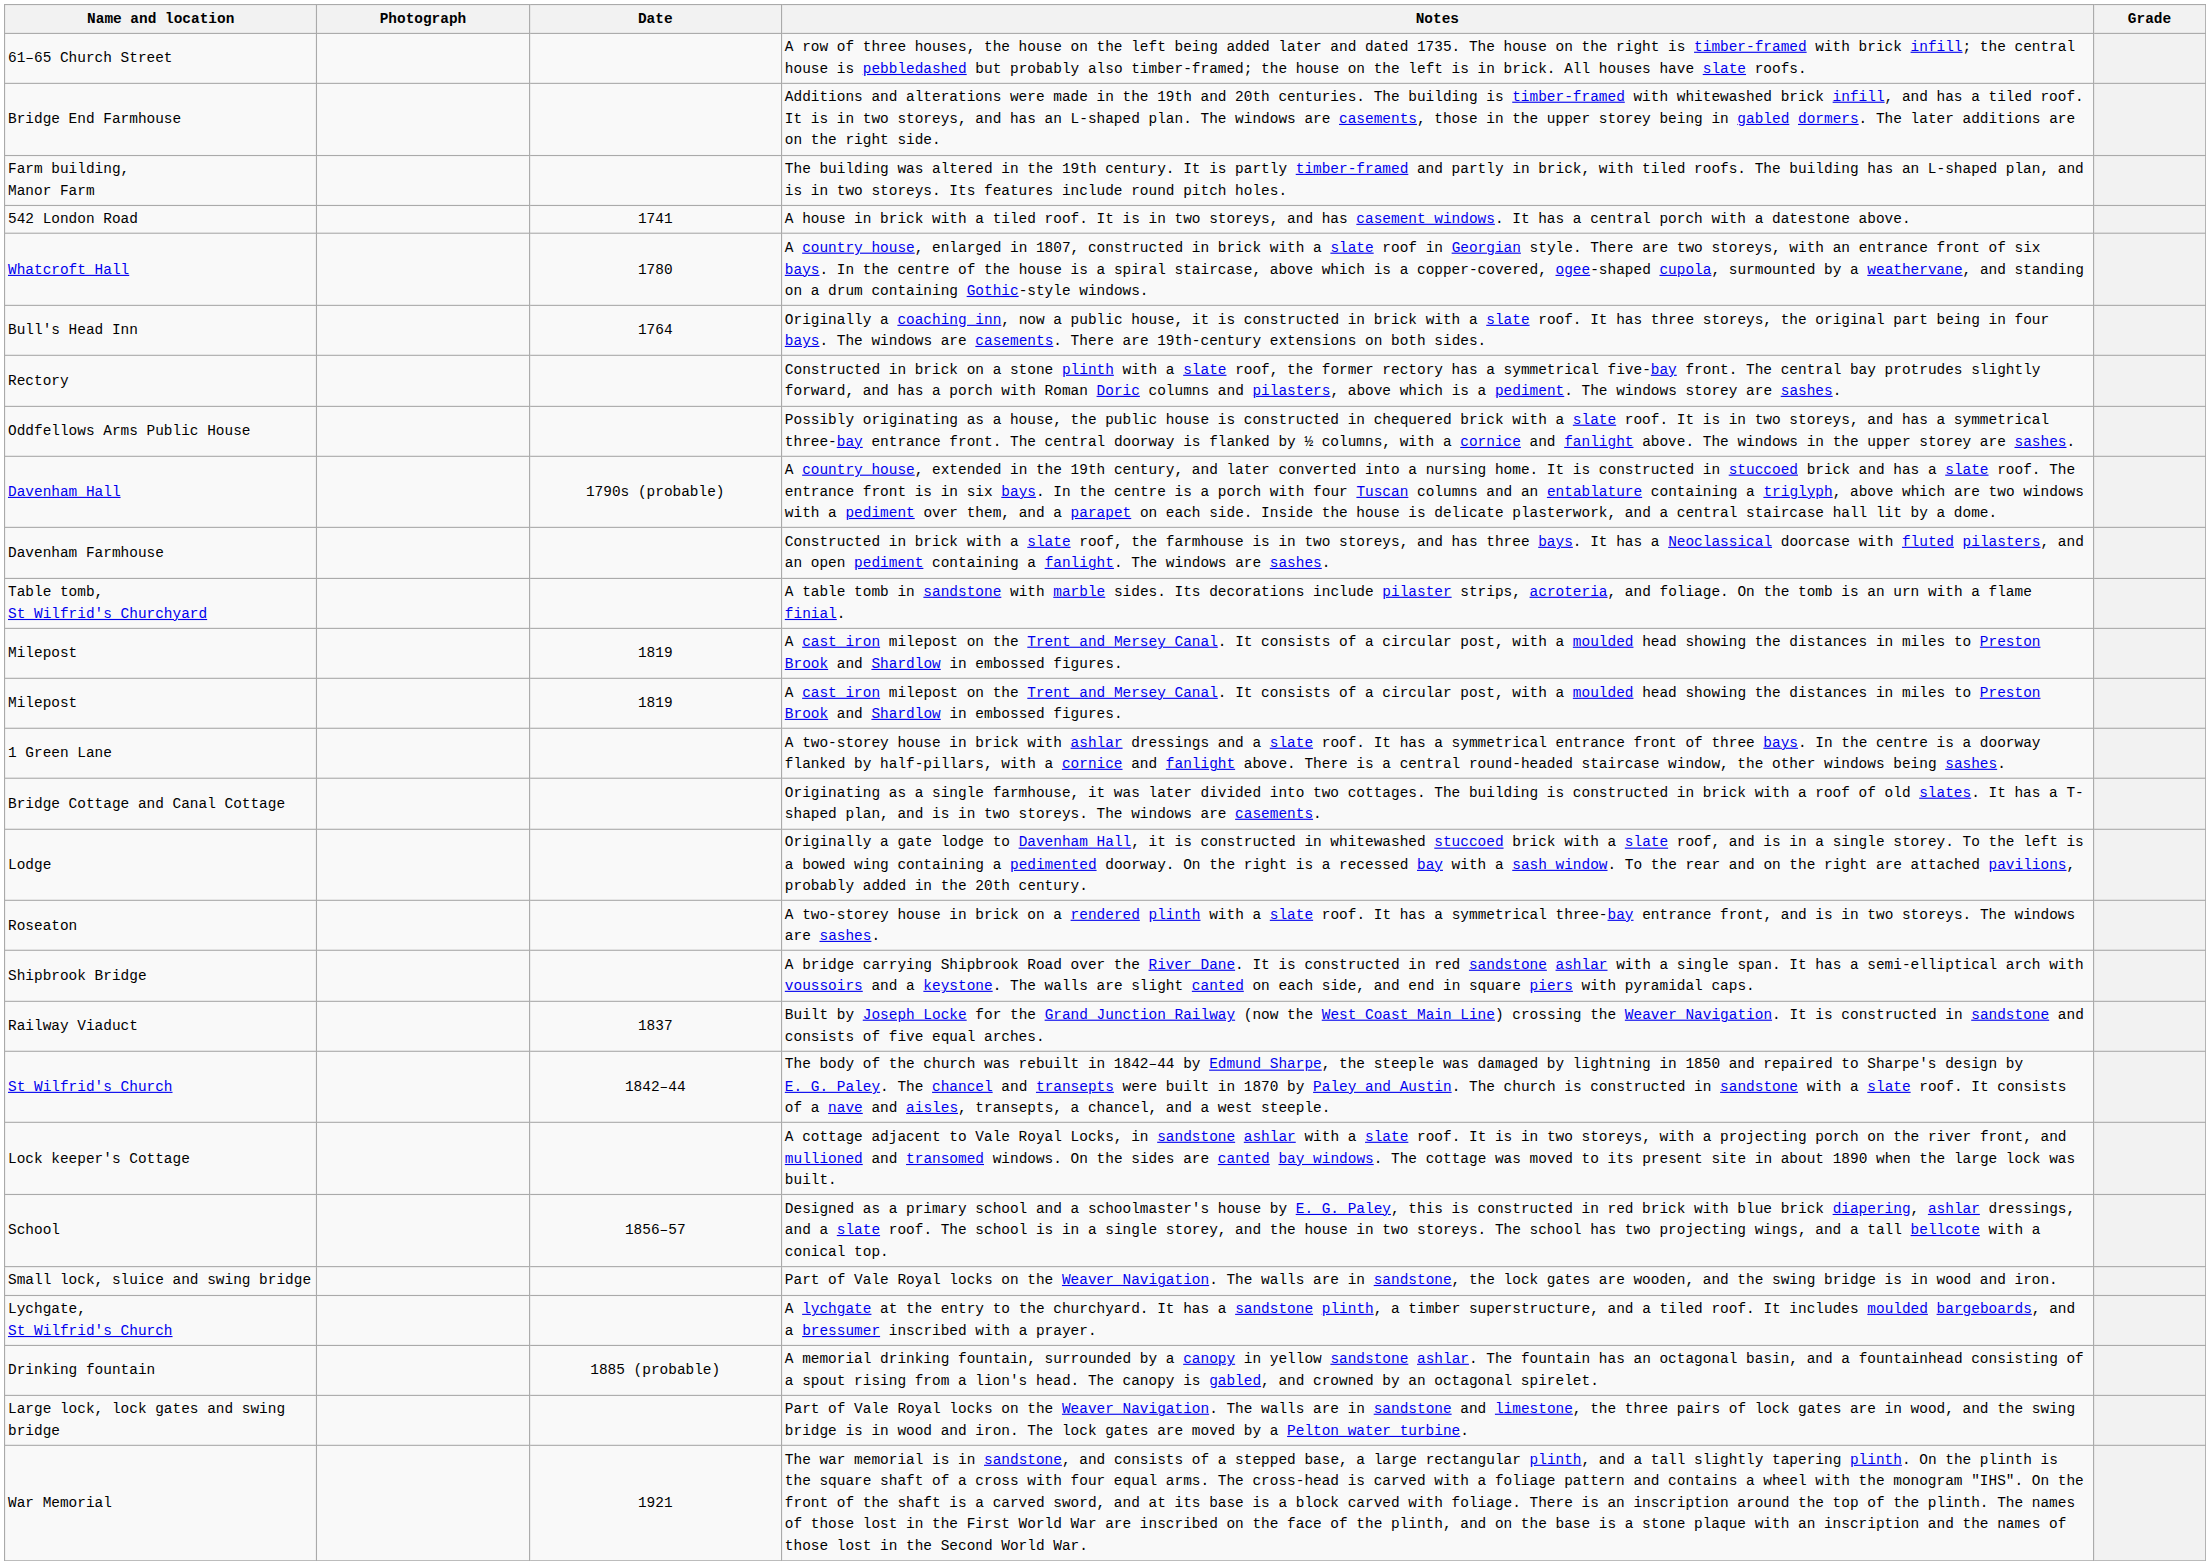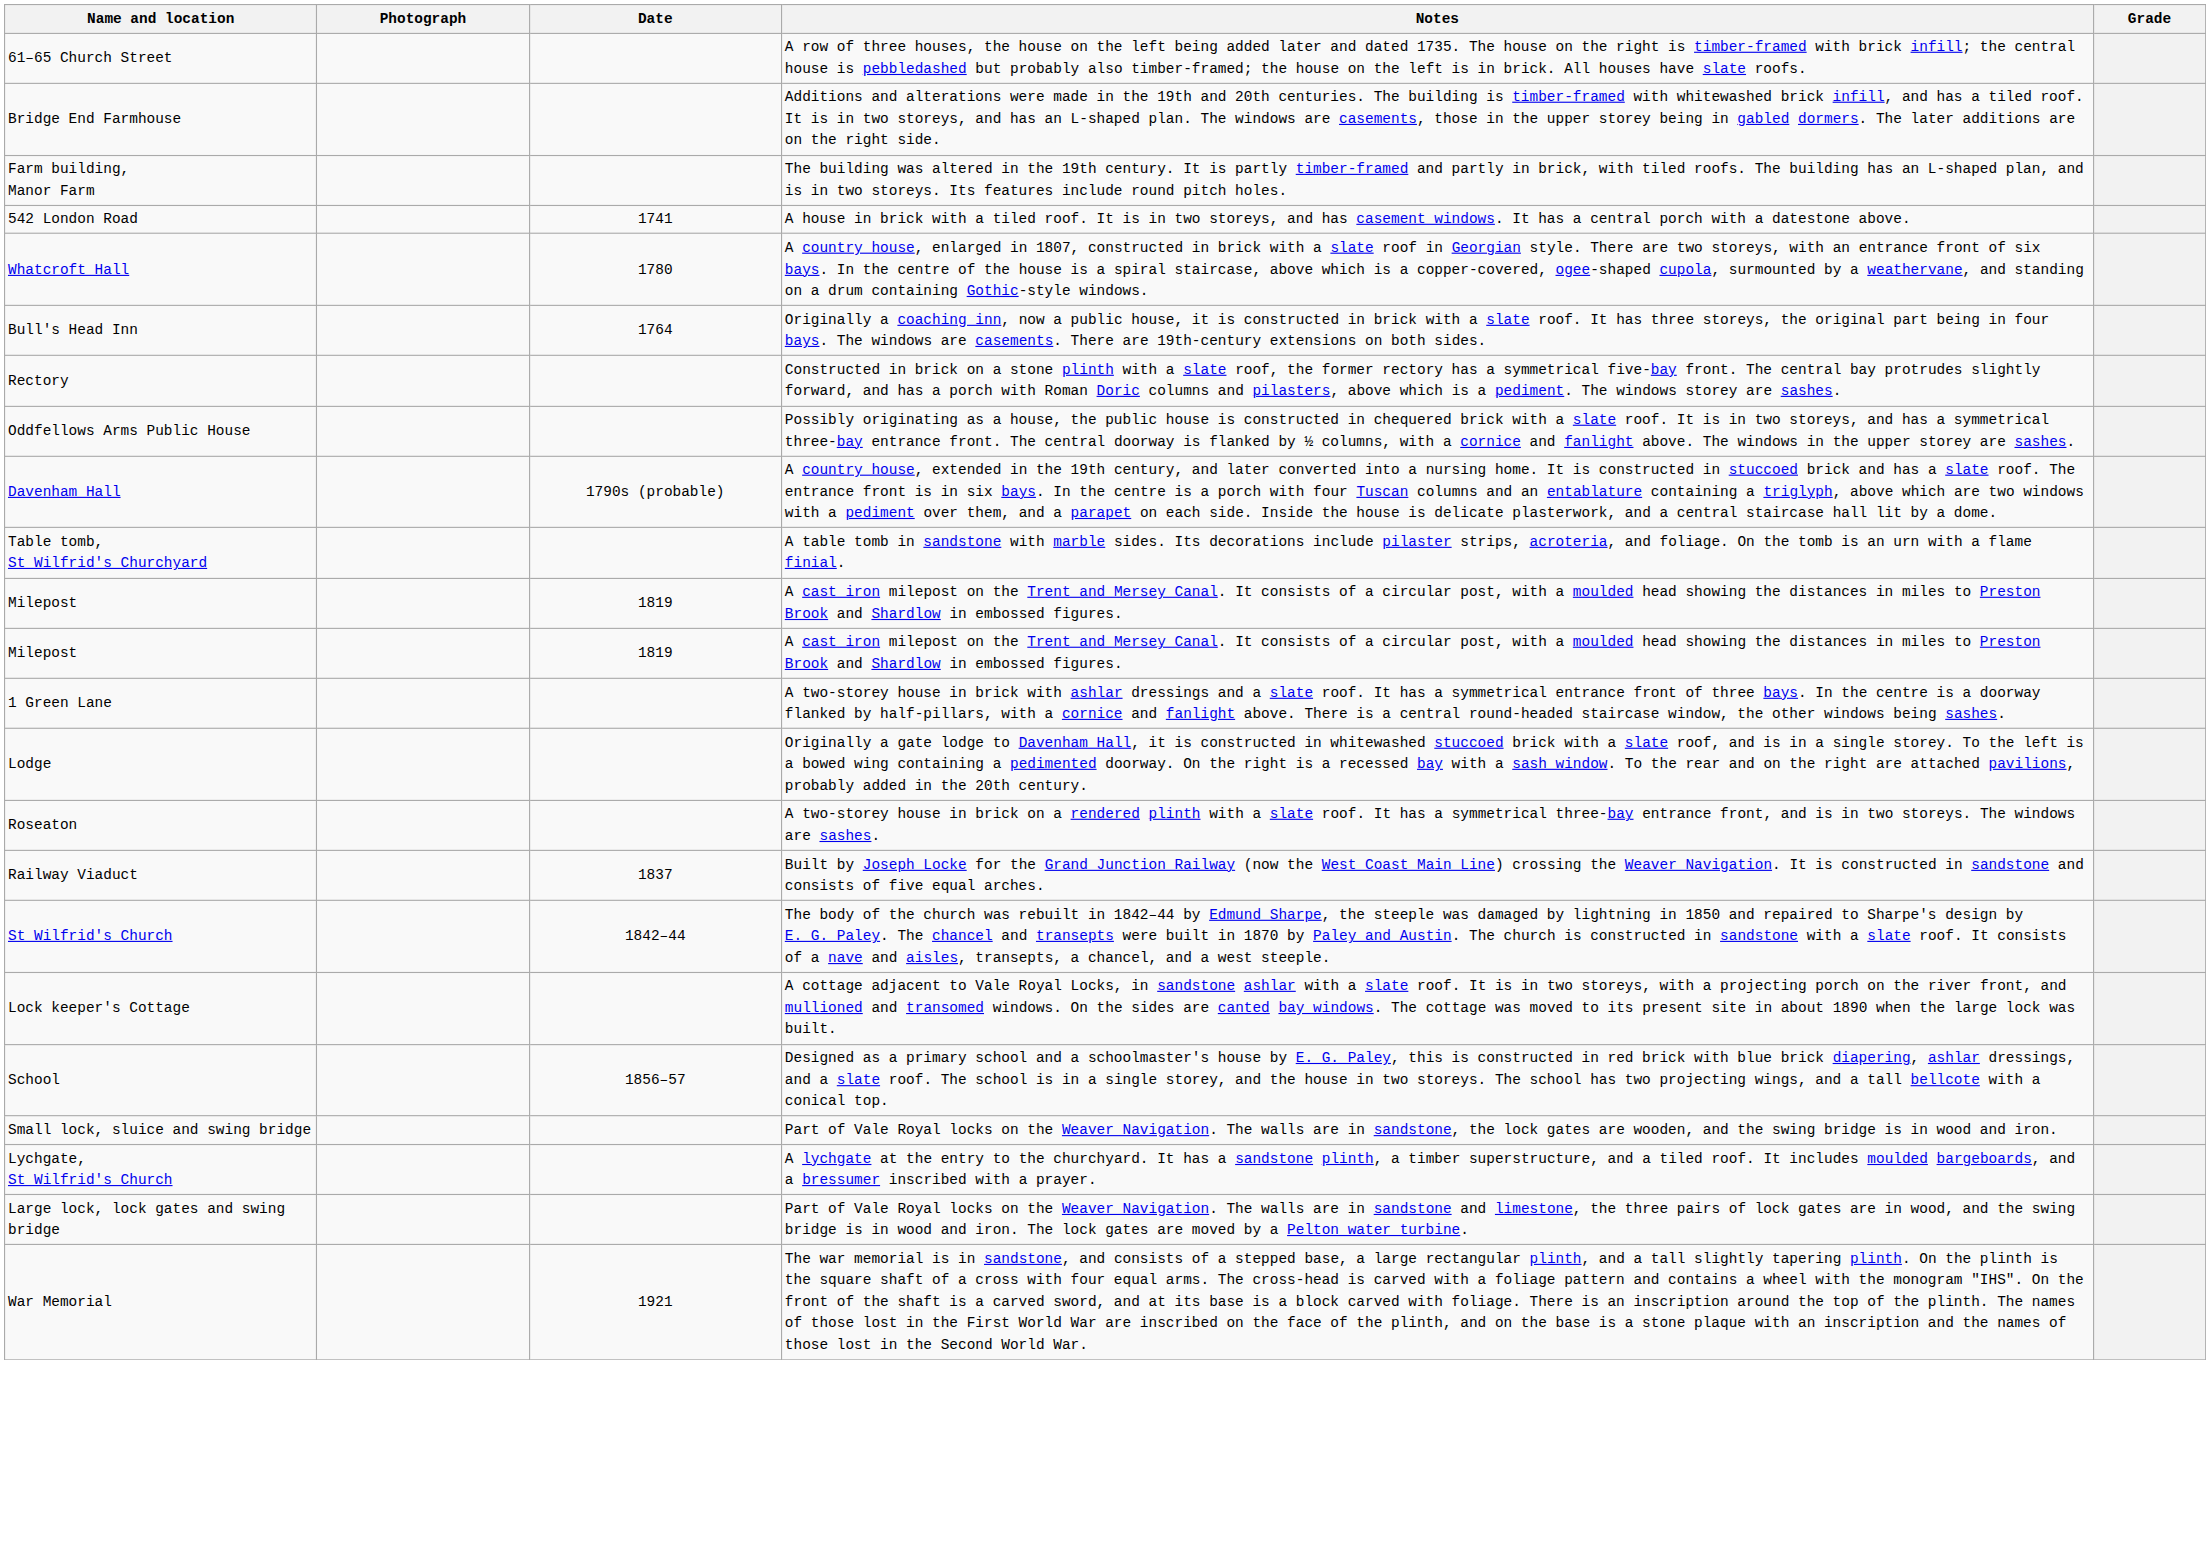- row: (86, 553)
- row: (147, 803)
- row: (77, 975)
- row: (82, 1370)
